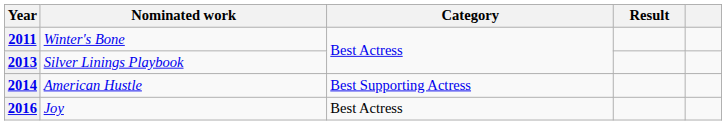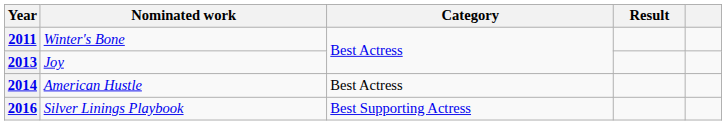(114, 62) Silver Linings Playbook -> (54, 62) Joy
(401, 85) Best Supporting Actress -> (366, 85) Best Actress
(54, 108) Joy -> (114, 108) Silver Linings Playbook
(366, 108) Best Actress -> (401, 108) Best Supporting Actress
